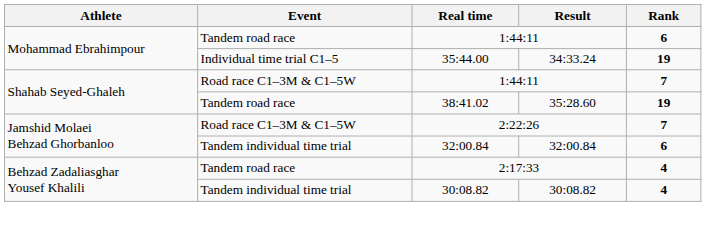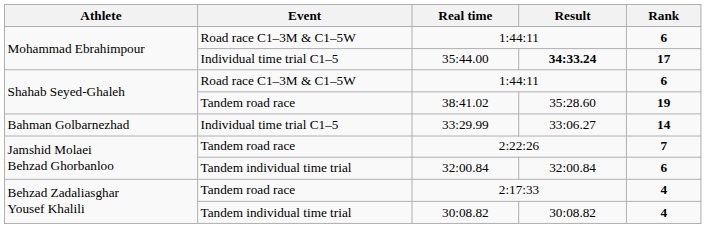(248, 37) Tandem road race -> (278, 37) Road race C1–3M & C1–5W
(573, 59) normal -> (573, 59) bold
(664, 59) 19 -> (664, 59) 17
(664, 81) 7 -> (664, 81) 6
+ row: (68, 125)
(278, 125) Road race C1–3M & C1–5W -> (248, 146) Tandem road race
